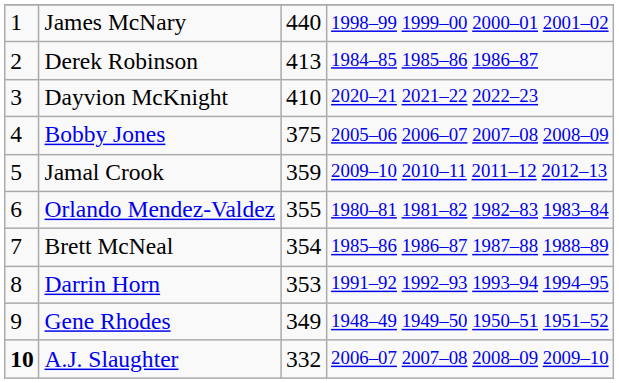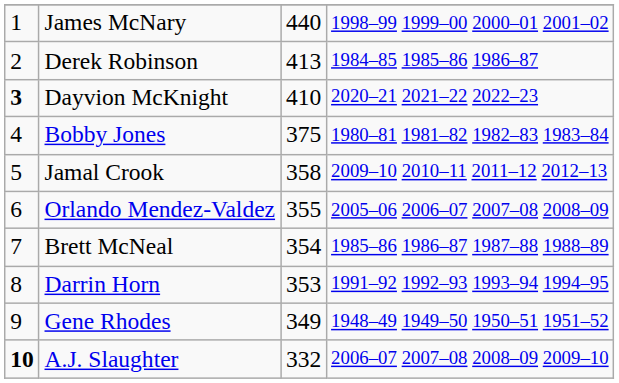(16, 97) normal -> (16, 97) bold
(470, 135) 2005–06 2006–07 2007–08 2008–09 -> (470, 135) 1980–81 1981–82 1982–83 1983–84
(304, 172) 359 -> (304, 172) 358
(470, 209) 1980–81 1981–82 1982–83 1983–84 -> (470, 209) 2005–06 2006–07 2007–08 2008–09
